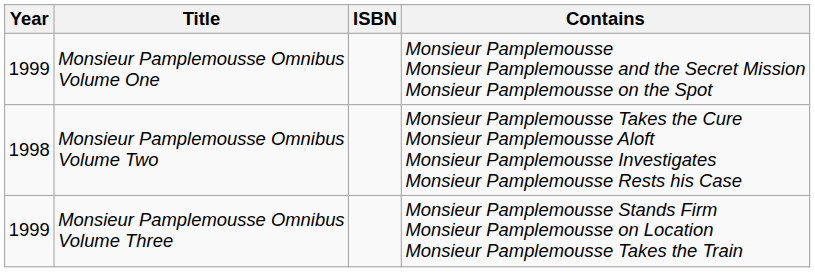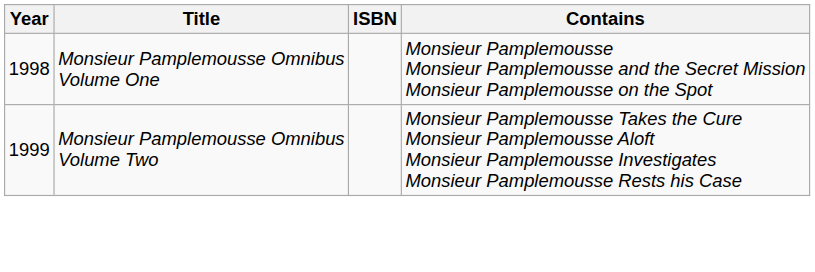(29, 68) 1999 -> (29, 68) 1998
(29, 149) 1998 -> (29, 149) 1999
- row: (201, 230)
